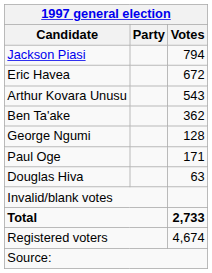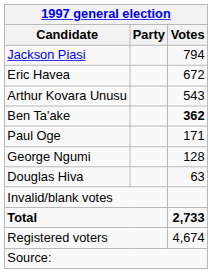(194, 116) normal -> (194, 116) bold
rows swapped: (34, 156) <-> (49, 136)
